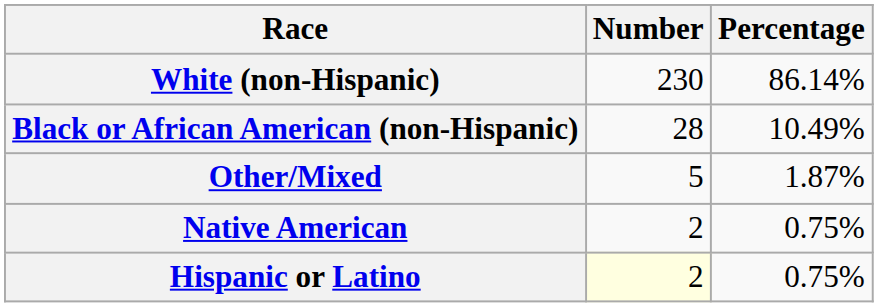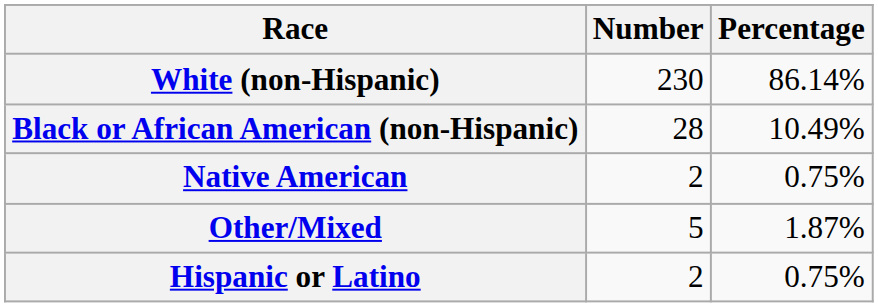rows swapped: (295, 227) <-> (295, 177)
(696, 276) lightyellow background -> (696, 276) no background
